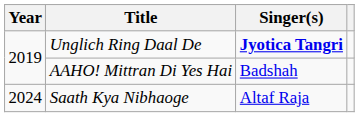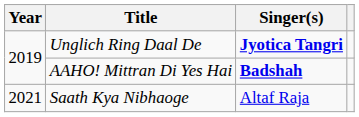(269, 71) normal -> (271, 71) bold
(25, 97) 2024 -> (25, 97) 2021
